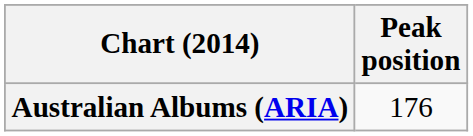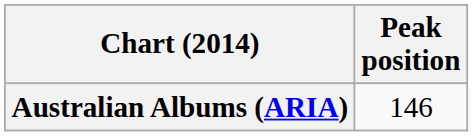(411, 106) 176 -> (411, 106) 146
